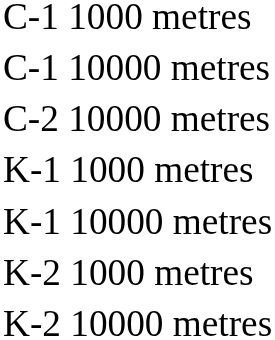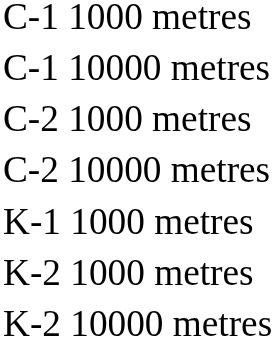+ row: (127, 118)
- row: (138, 221)
